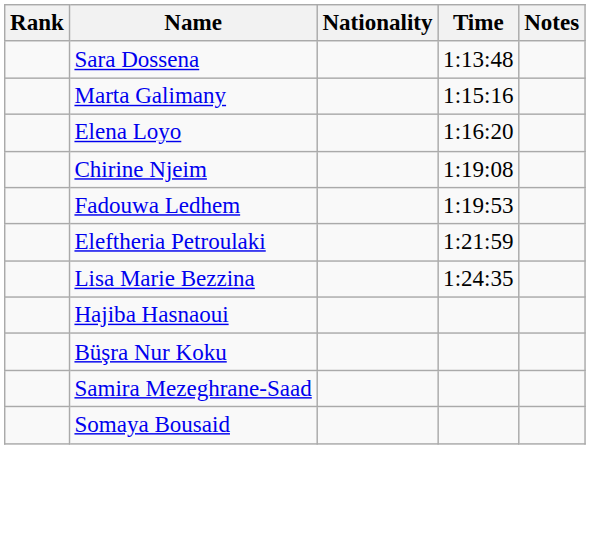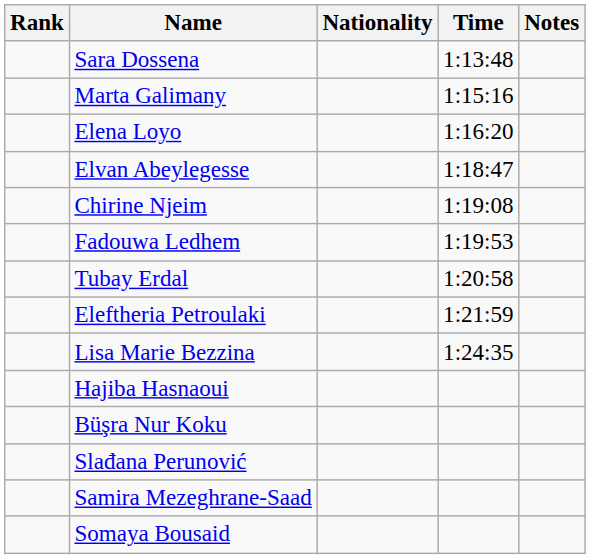+ row: (162, 168)
+ row: (131, 278)
+ row: (161, 461)
